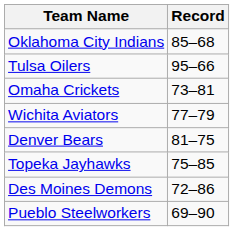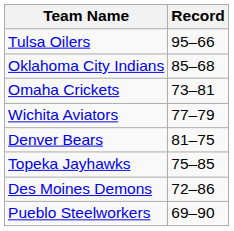rows swapped: (49, 66) <-> (86, 41)
